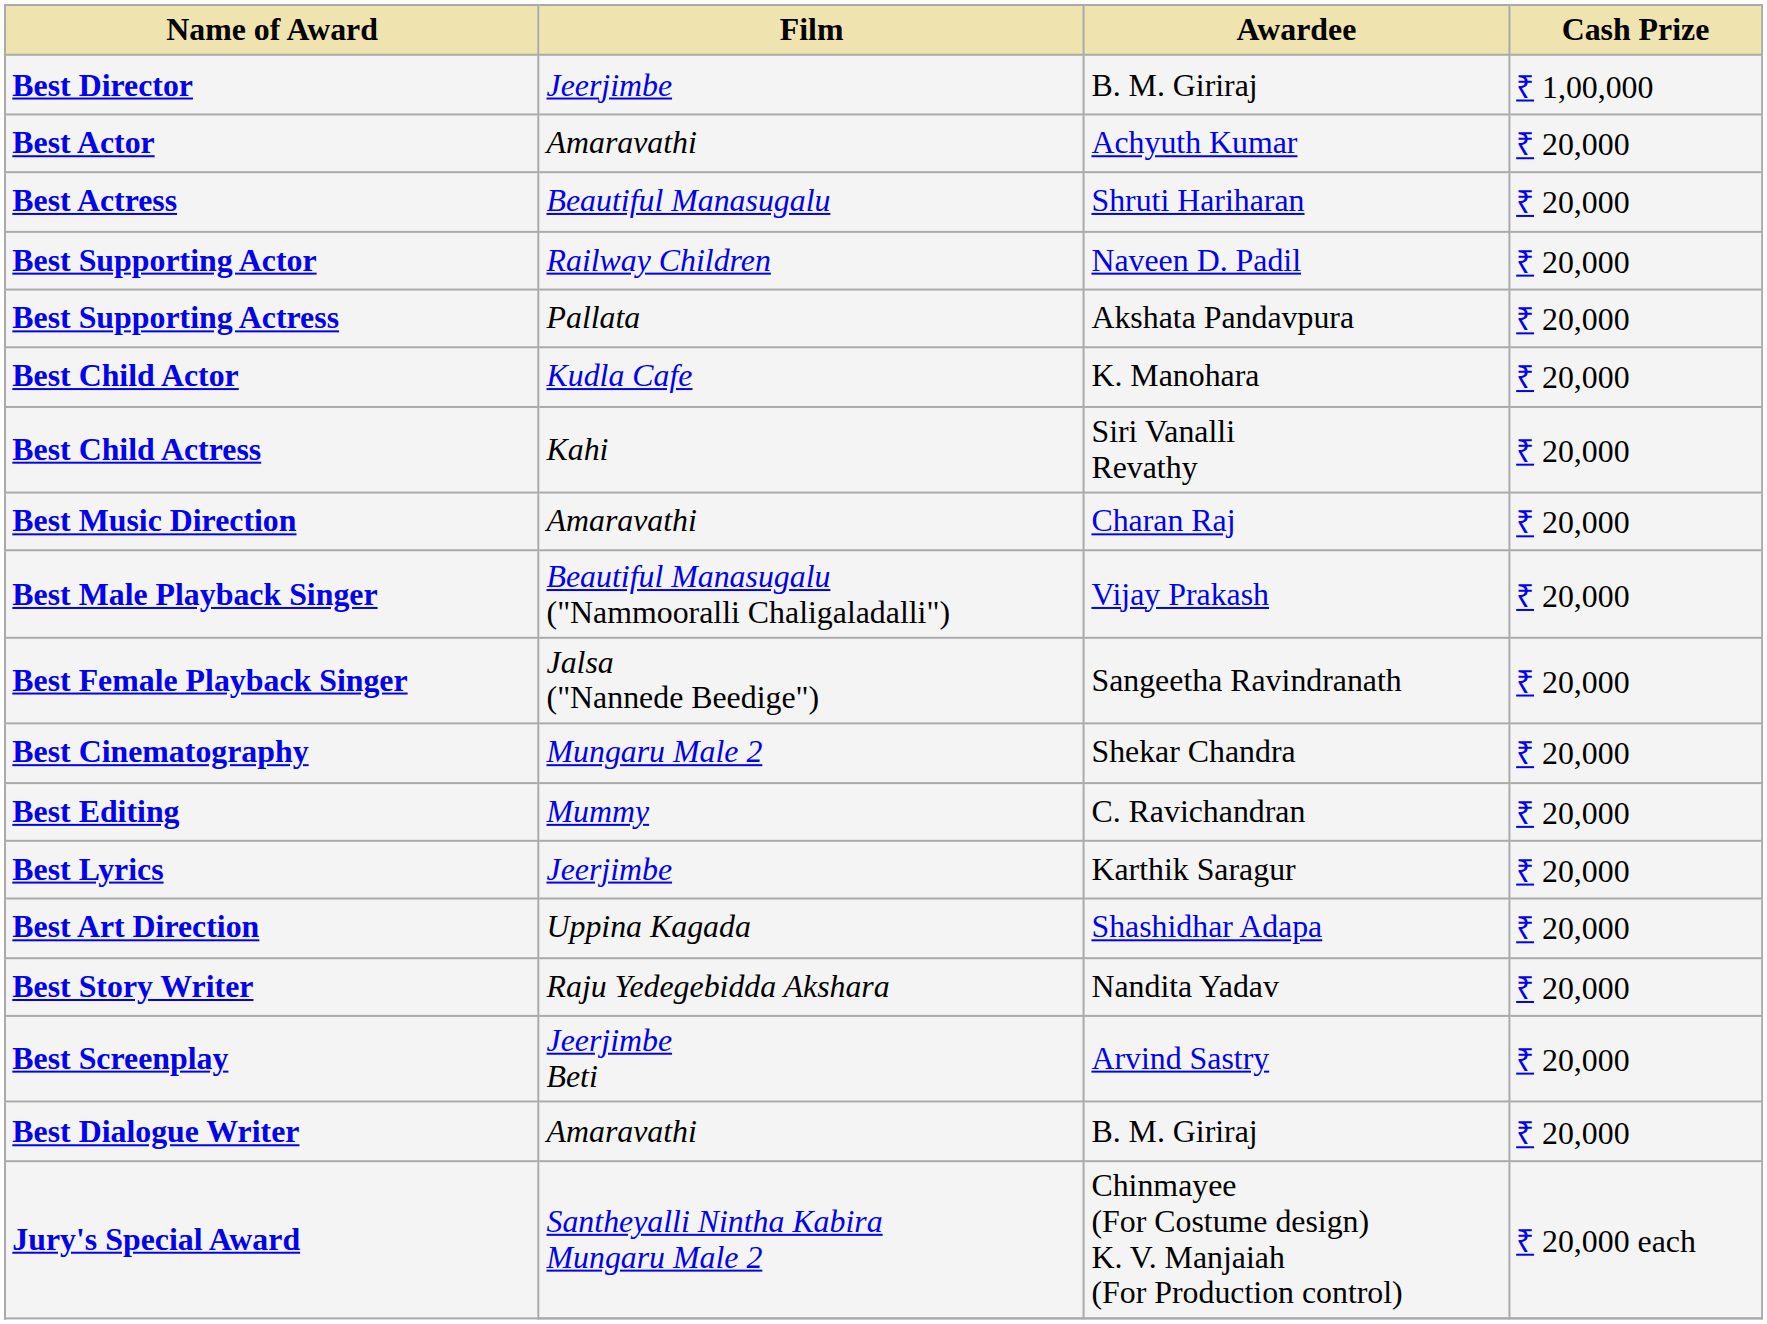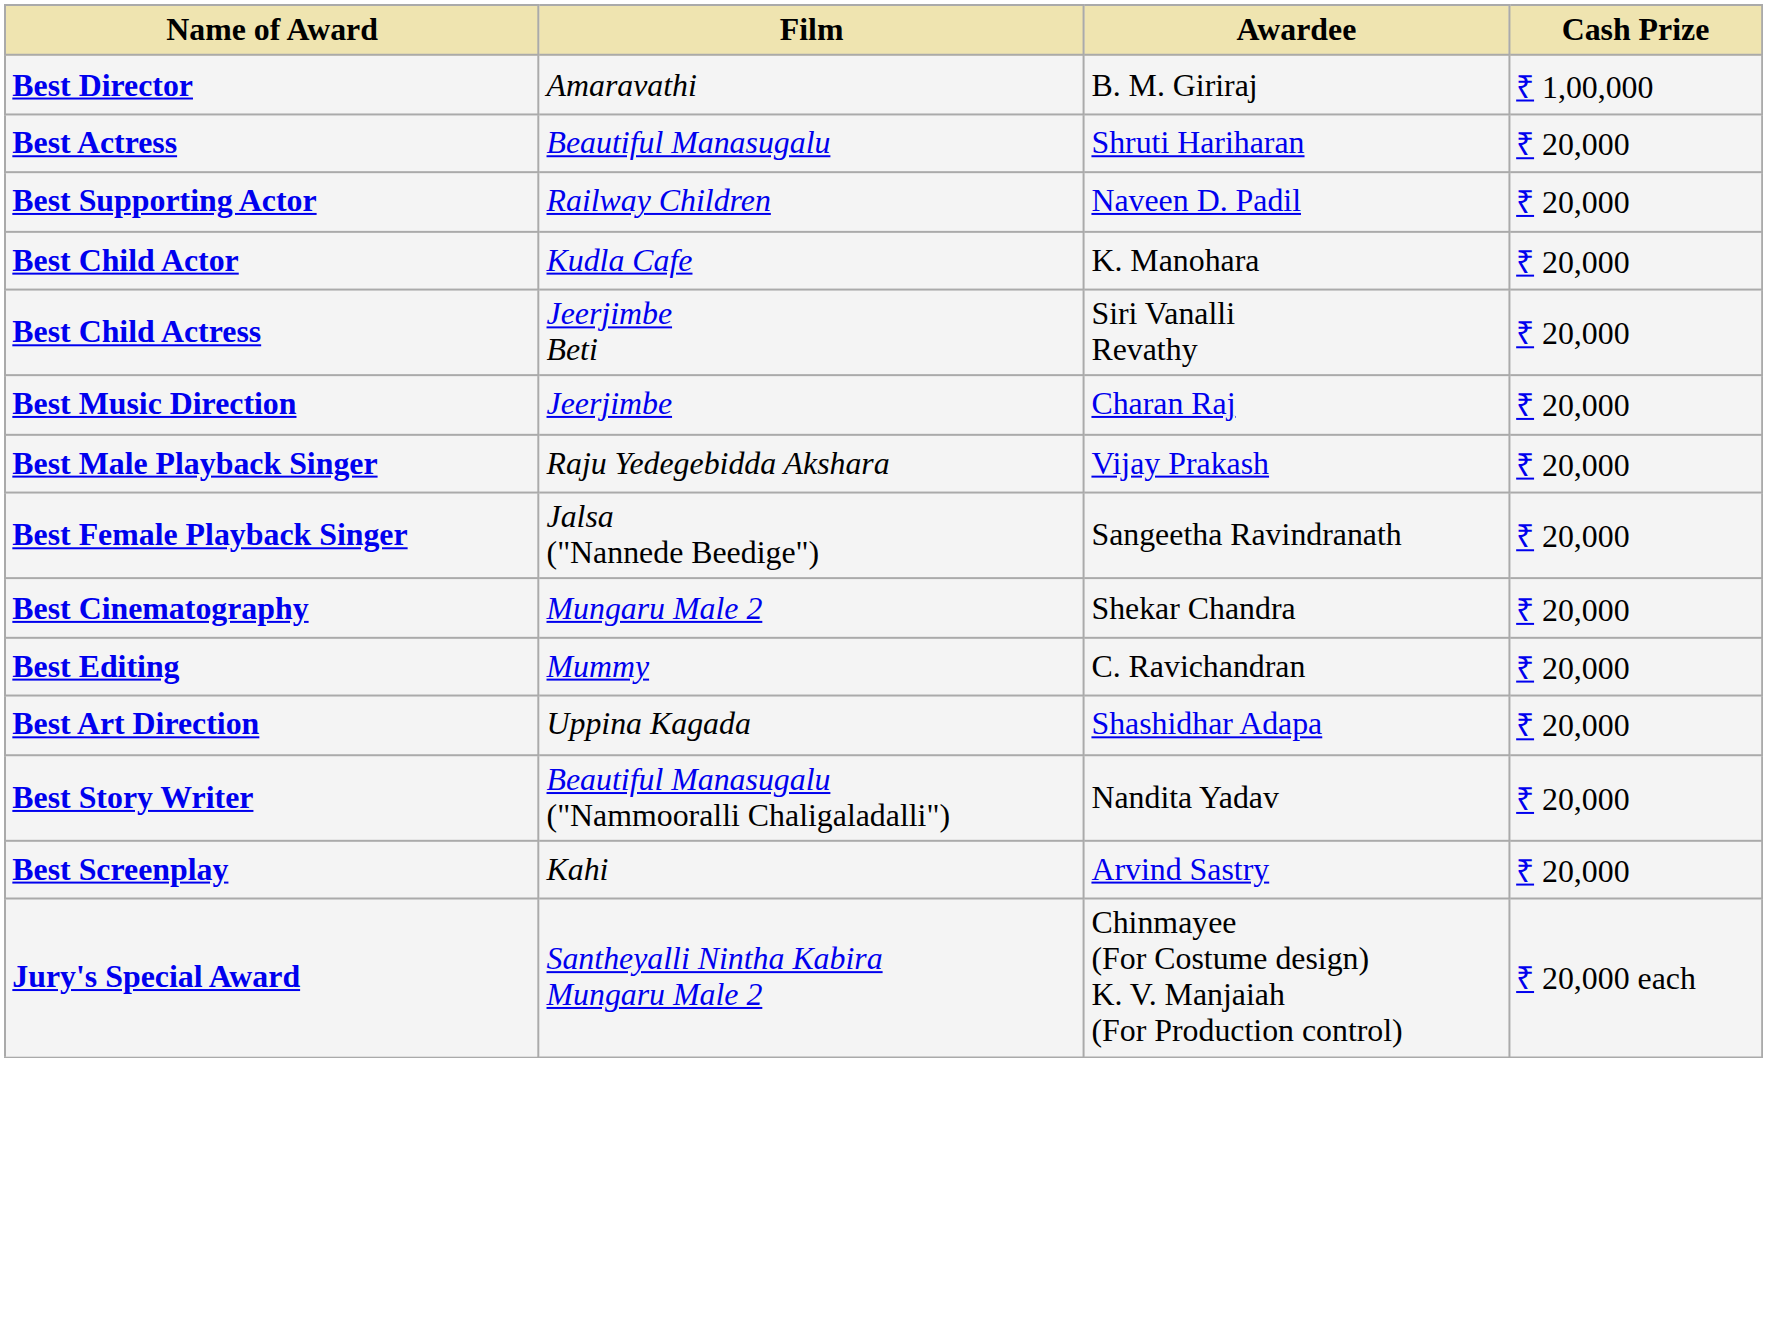(609, 84) Jeerjimbe -> (622, 84) Amaravathi
- row: (84, 142)
- row: (176, 318)
(577, 448) Kahi -> (609, 331) Jeerjimbe Beti
(622, 521) Amaravathi -> (609, 404) Jeerjimbe
(748, 593) Beautiful Manasugalu ("Nammooralli Chaligaladalli") -> (718, 462) Raju Yedegebidda Akshara
- row: (88, 869)
(718, 986) Raju Yedegebidda Akshara -> (748, 796) Beautiful Manasugalu ("Nammooralli Chaligaladalli")
(609, 1058) Jeerjimbe Beti -> (577, 869) Kahi
- row: (156, 1130)
